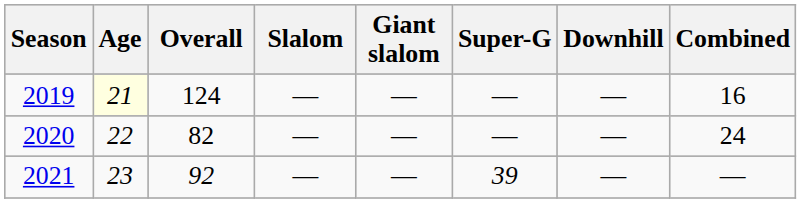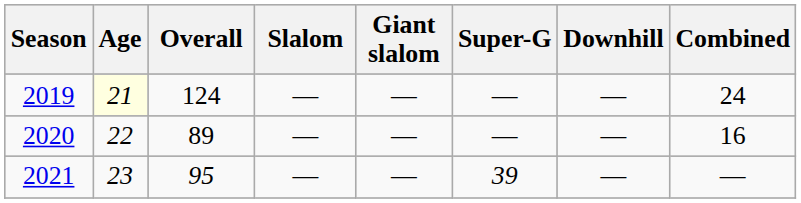(733, 94) 16 -> (733, 94) 24
(201, 135) 82 -> (201, 135) 89
(733, 135) 24 -> (733, 135) 16
(201, 176) 92 -> (201, 176) 95
